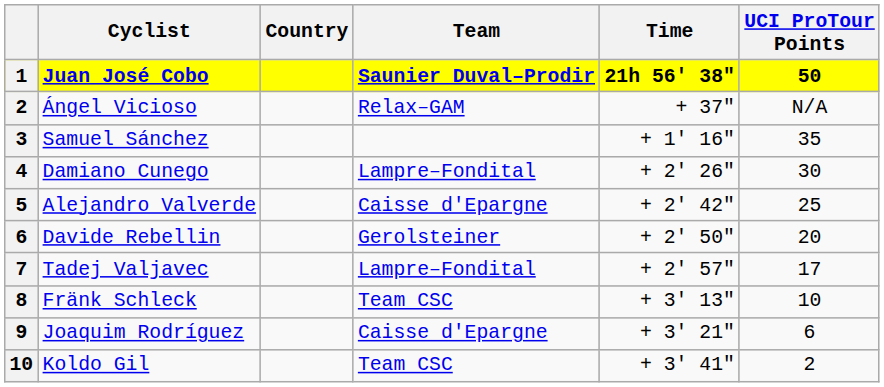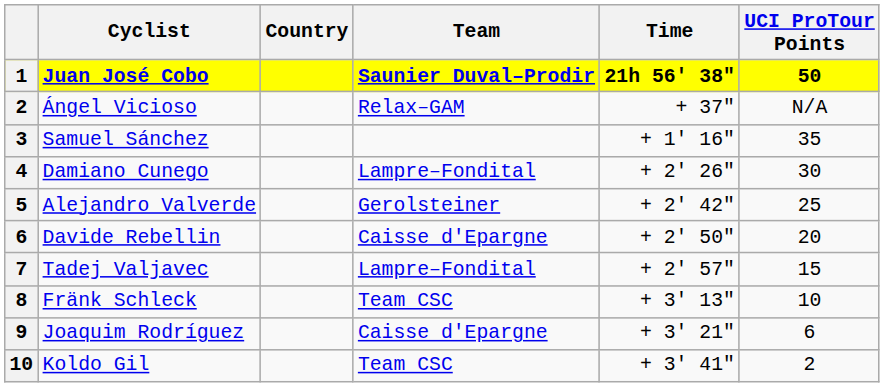(453, 205) Caisse d'Epargne -> (429, 205) Gerolsteiner
(429, 237) Gerolsteiner -> (453, 237) Caisse d'Epargne
(810, 269) 17 -> (810, 269) 15
